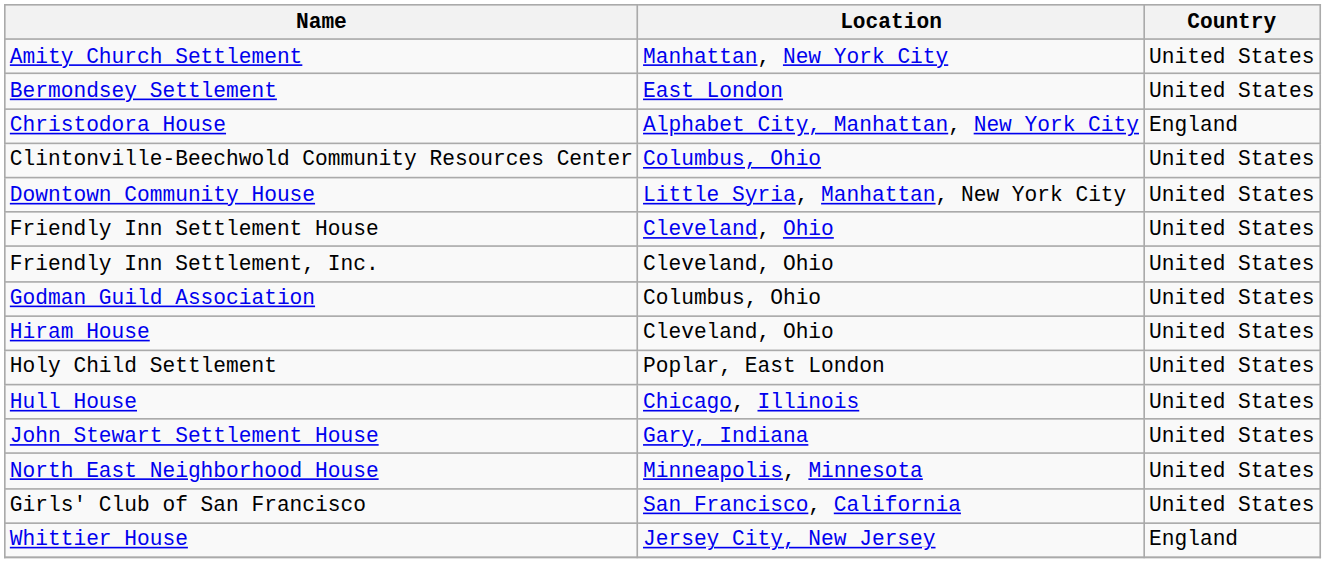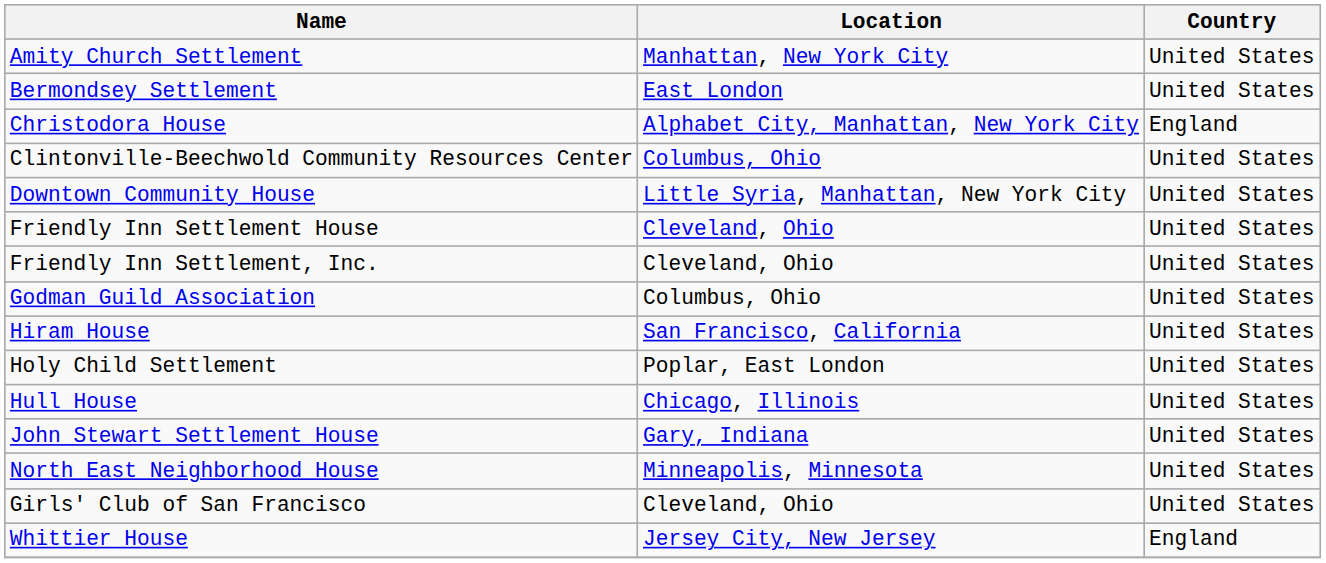(738, 333) Cleveland, Ohio -> (802, 333) San Francisco, California
(802, 506) San Francisco, California -> (738, 506) Cleveland, Ohio
